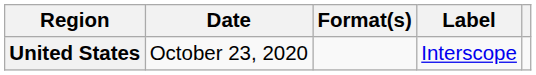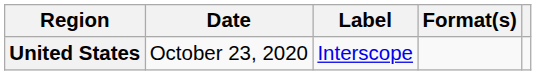columns swapped: (365, 20) <-> (469, 20)
